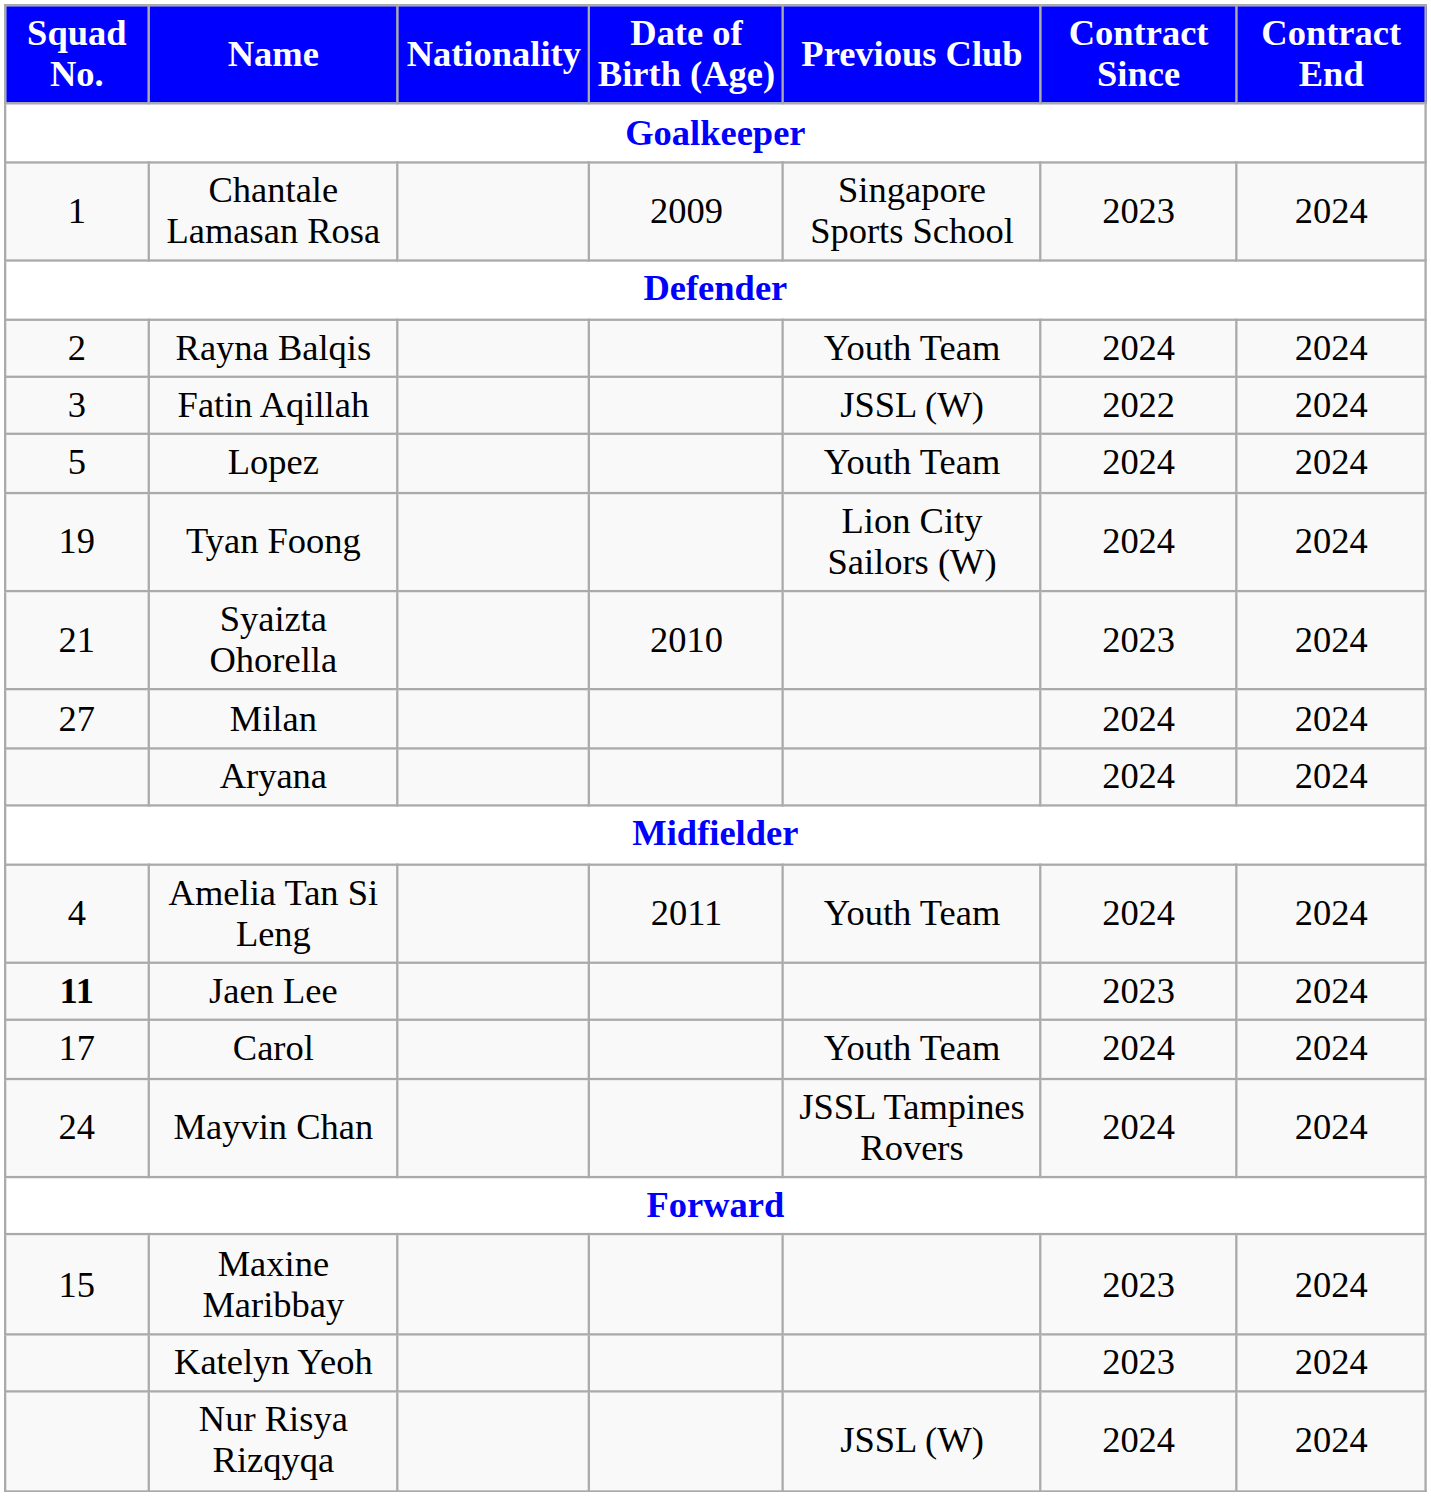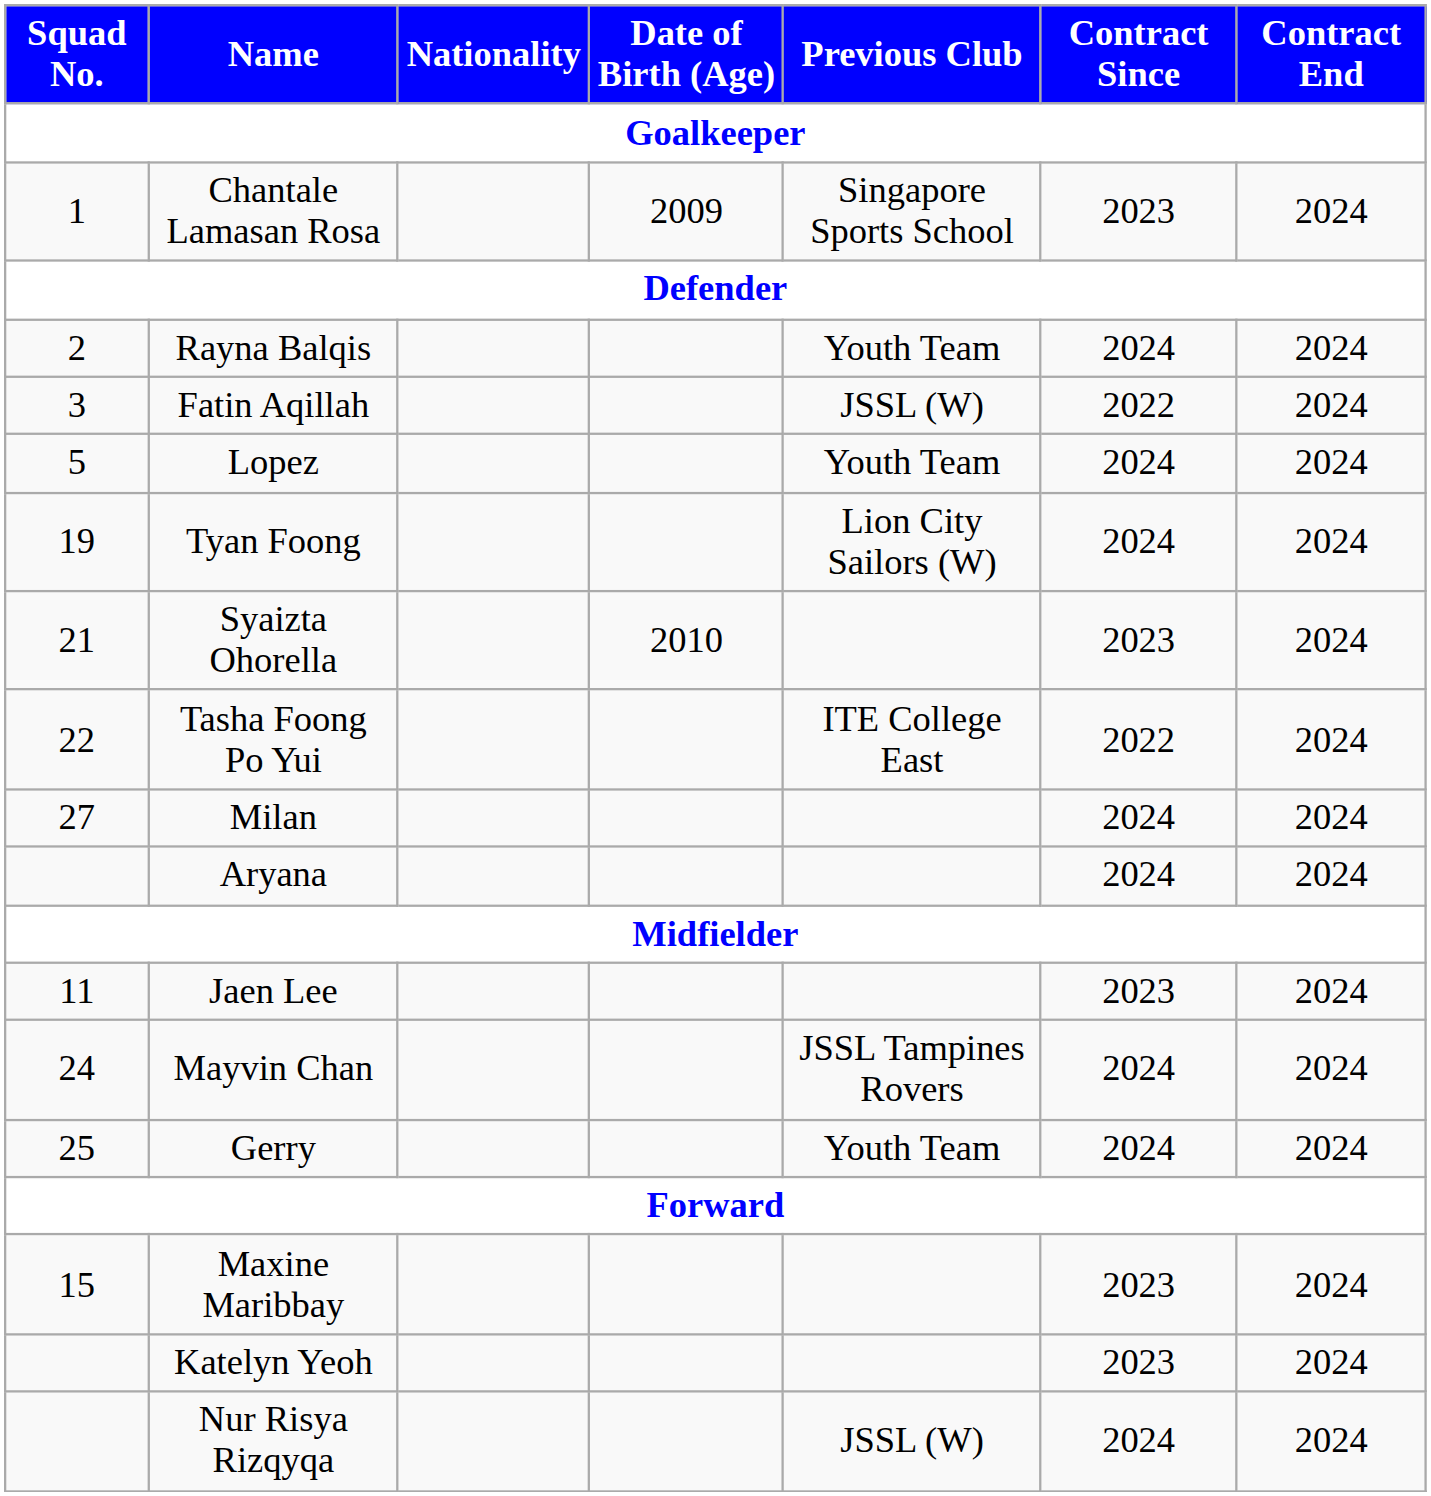+ row: (273, 738)
- row: (273, 912)
(77, 990) bold -> (77, 990) normal
- row: (273, 1048)
+ row: (273, 1147)
